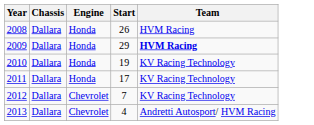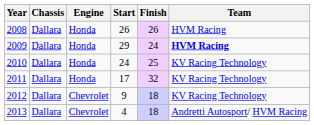+ column: (153, 13)
(124, 63) 19 -> (124, 63) 24
(124, 96) 7 -> (124, 96) 9
